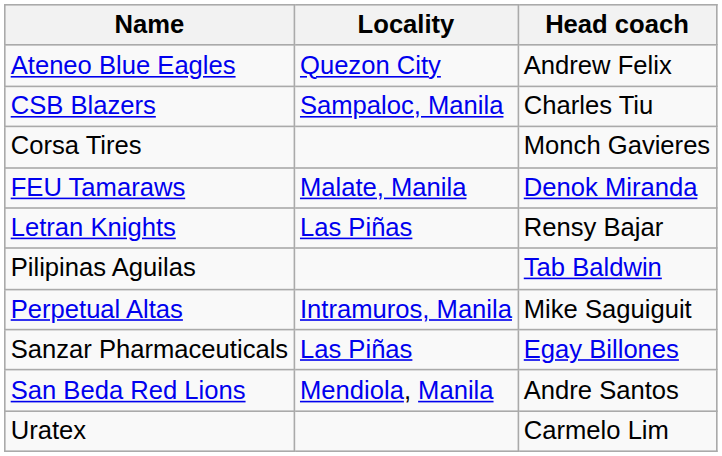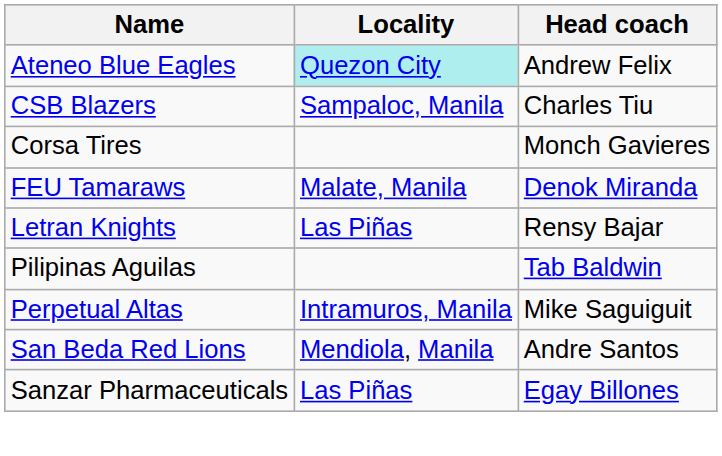(370, 65) no background -> (370, 65) paleturquoise background
rows swapped: (128, 390) <-> (149, 349)
- row: (48, 430)
